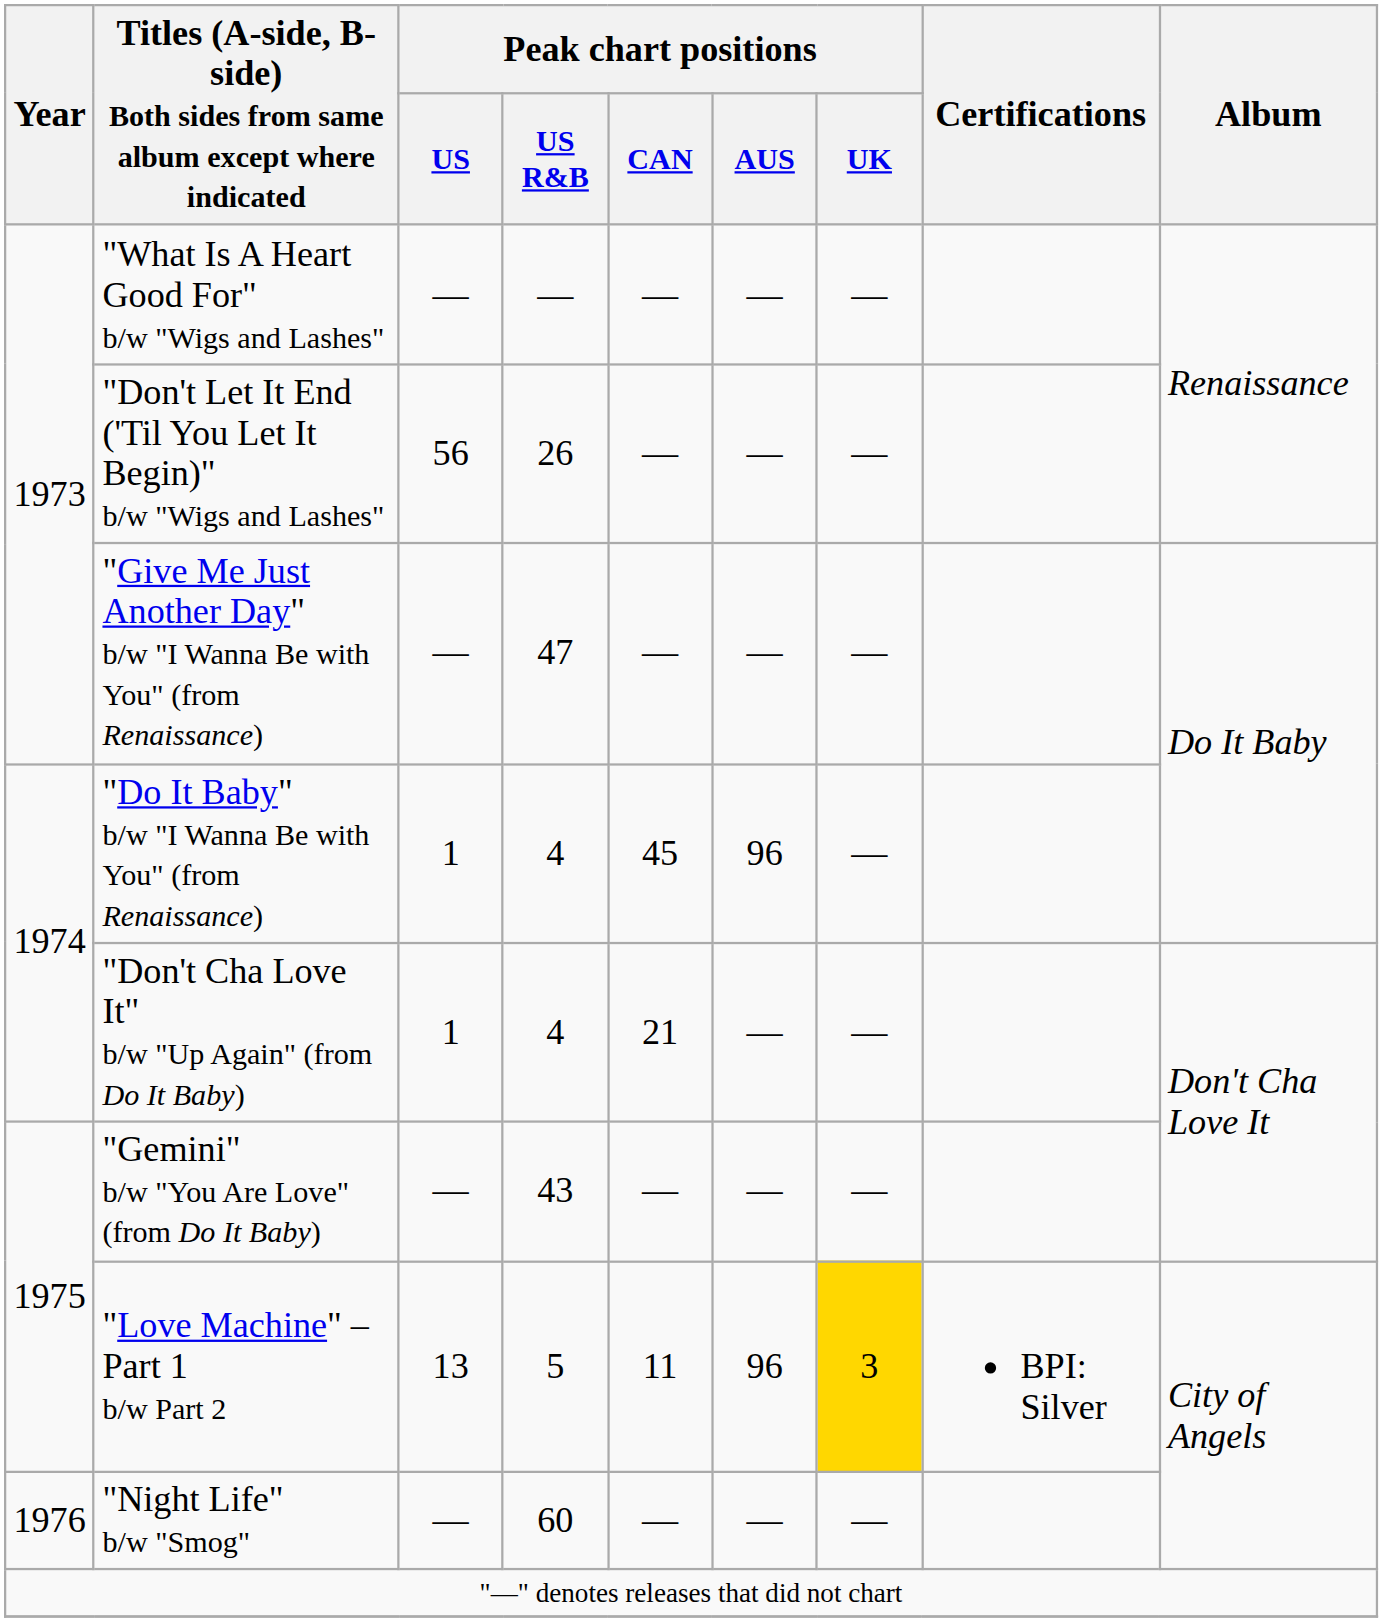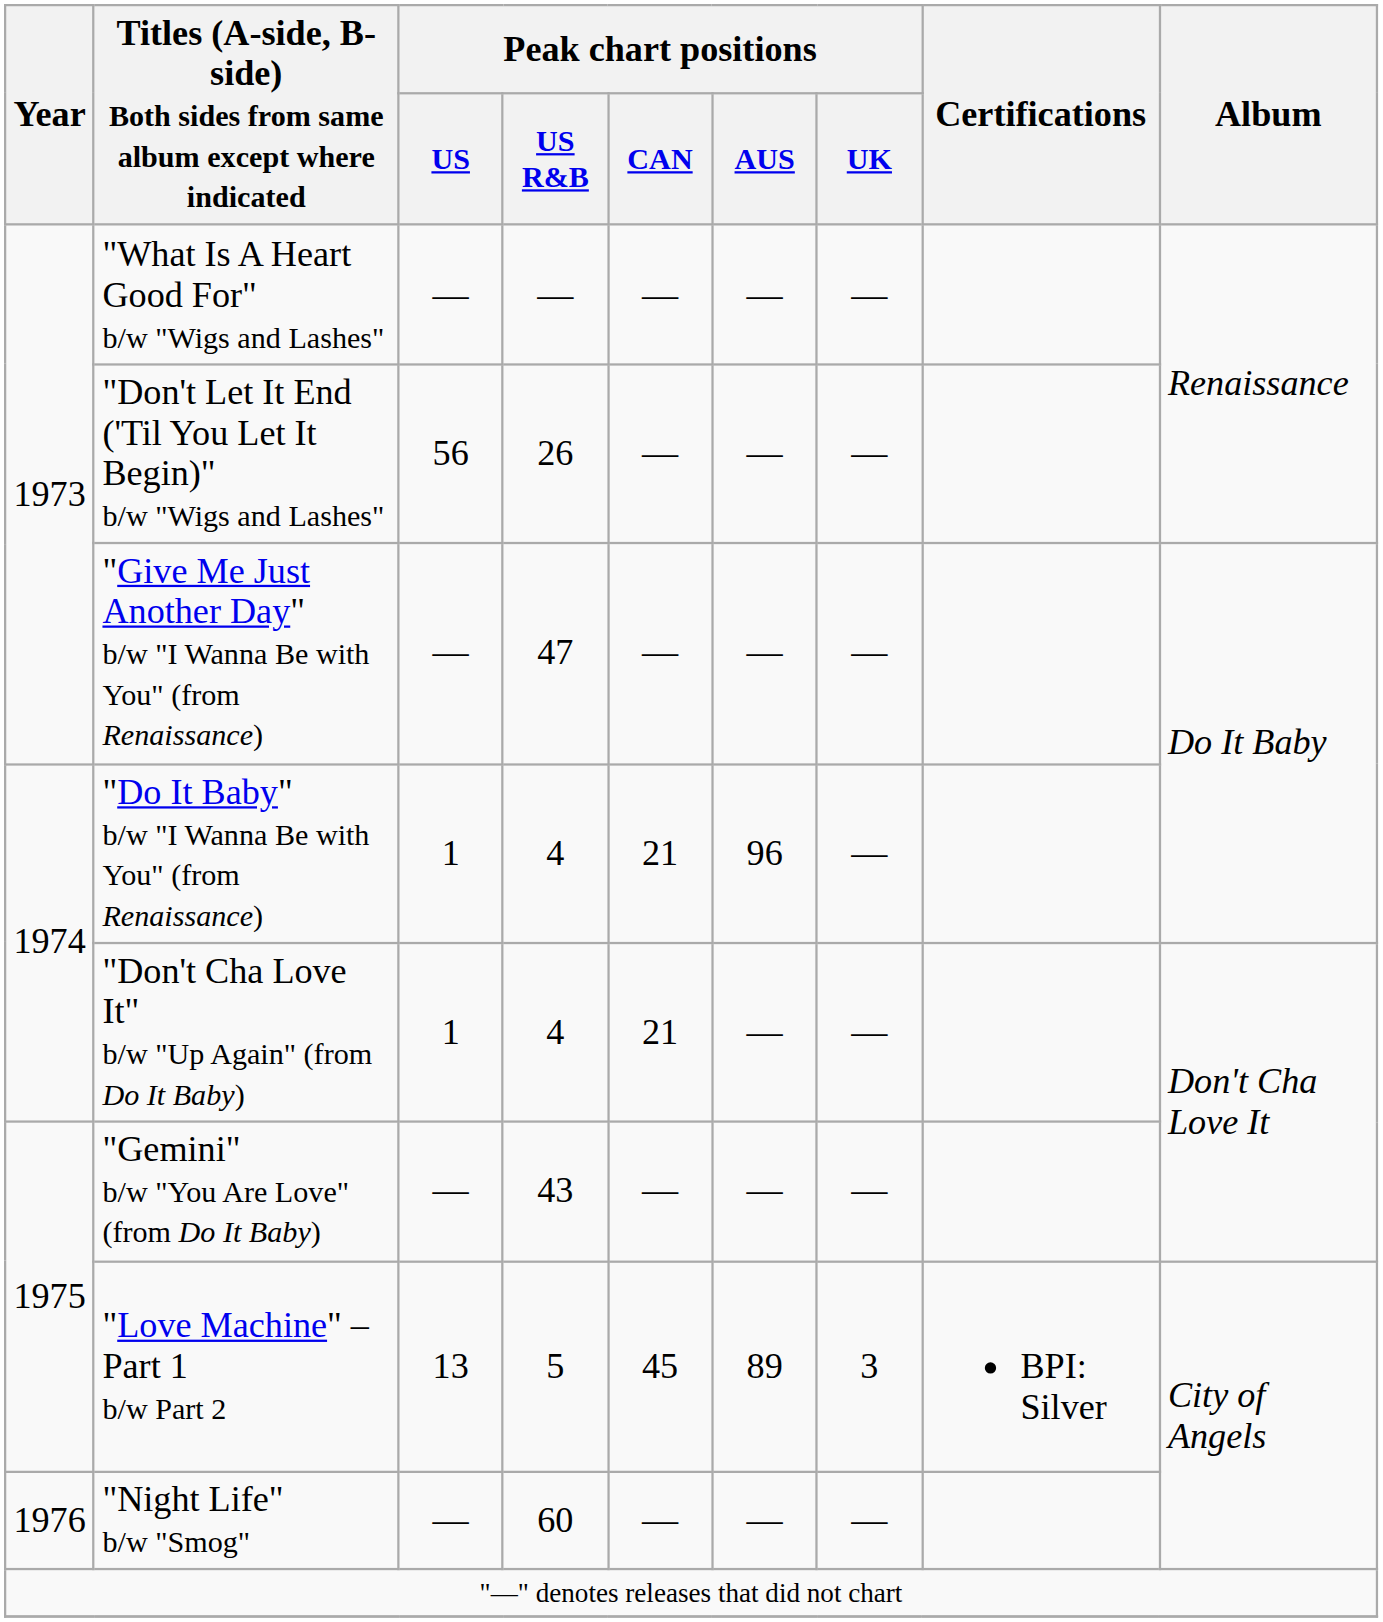(660, 852) 45 -> (660, 852) 21
(660, 1365) 11 -> (660, 1365) 45
(765, 1365) 96 -> (765, 1365) 89
(869, 1365) gold background -> (869, 1365) no background
